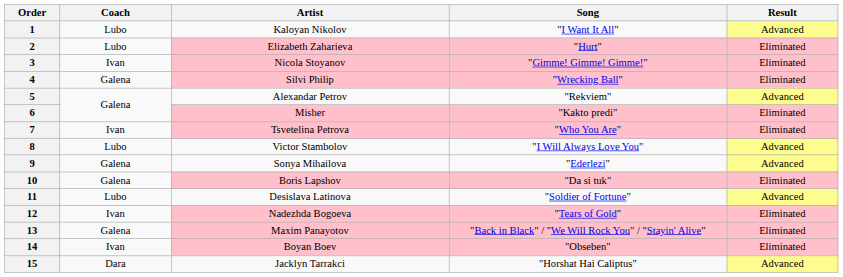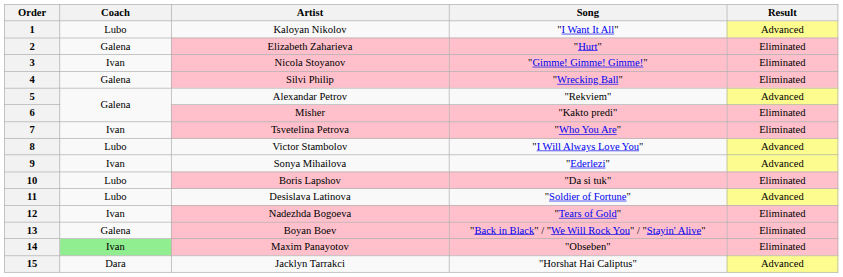(115, 46) Lubo -> (115, 46) Galena
(115, 163) Galena -> (115, 163) Ivan
(115, 180) Galena -> (115, 180) Lubo
(310, 230) Maxim Panayotov -> (310, 230) Boyan Boev
(115, 247) no background -> (115, 247) lightgreen background
(310, 247) Boyan Boev -> (310, 247) Maxim Panayotov
